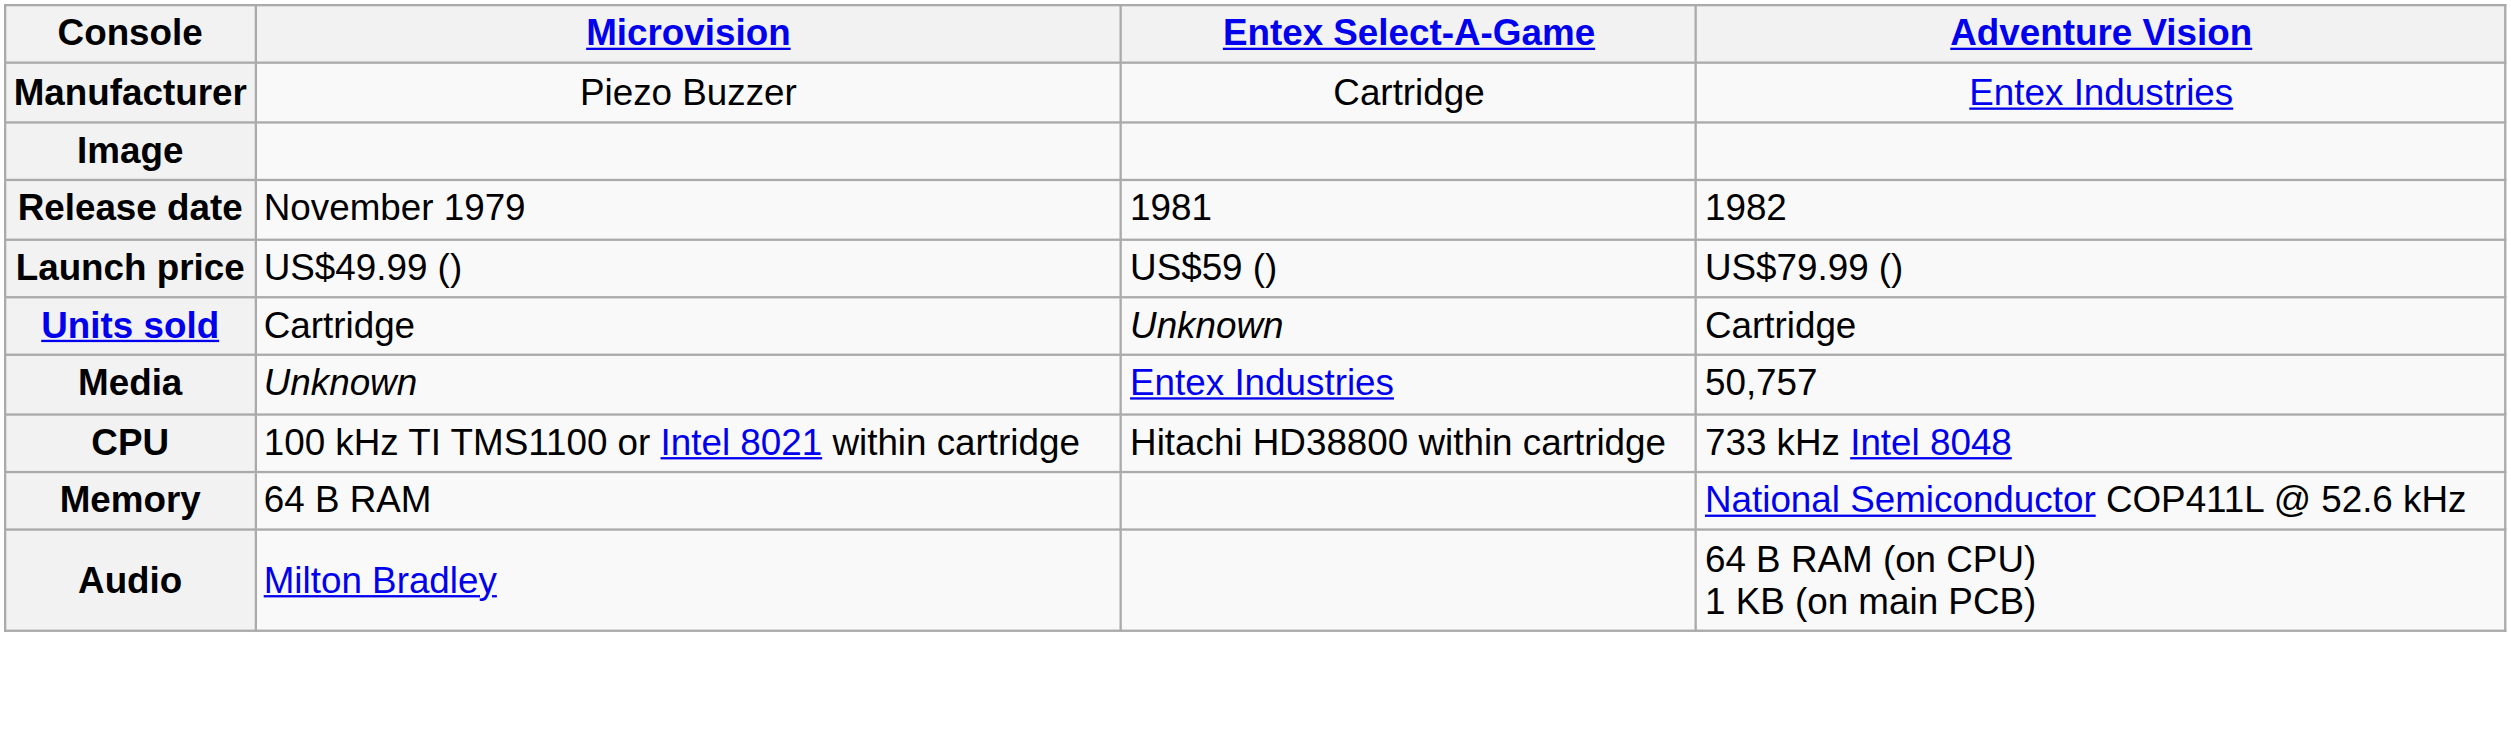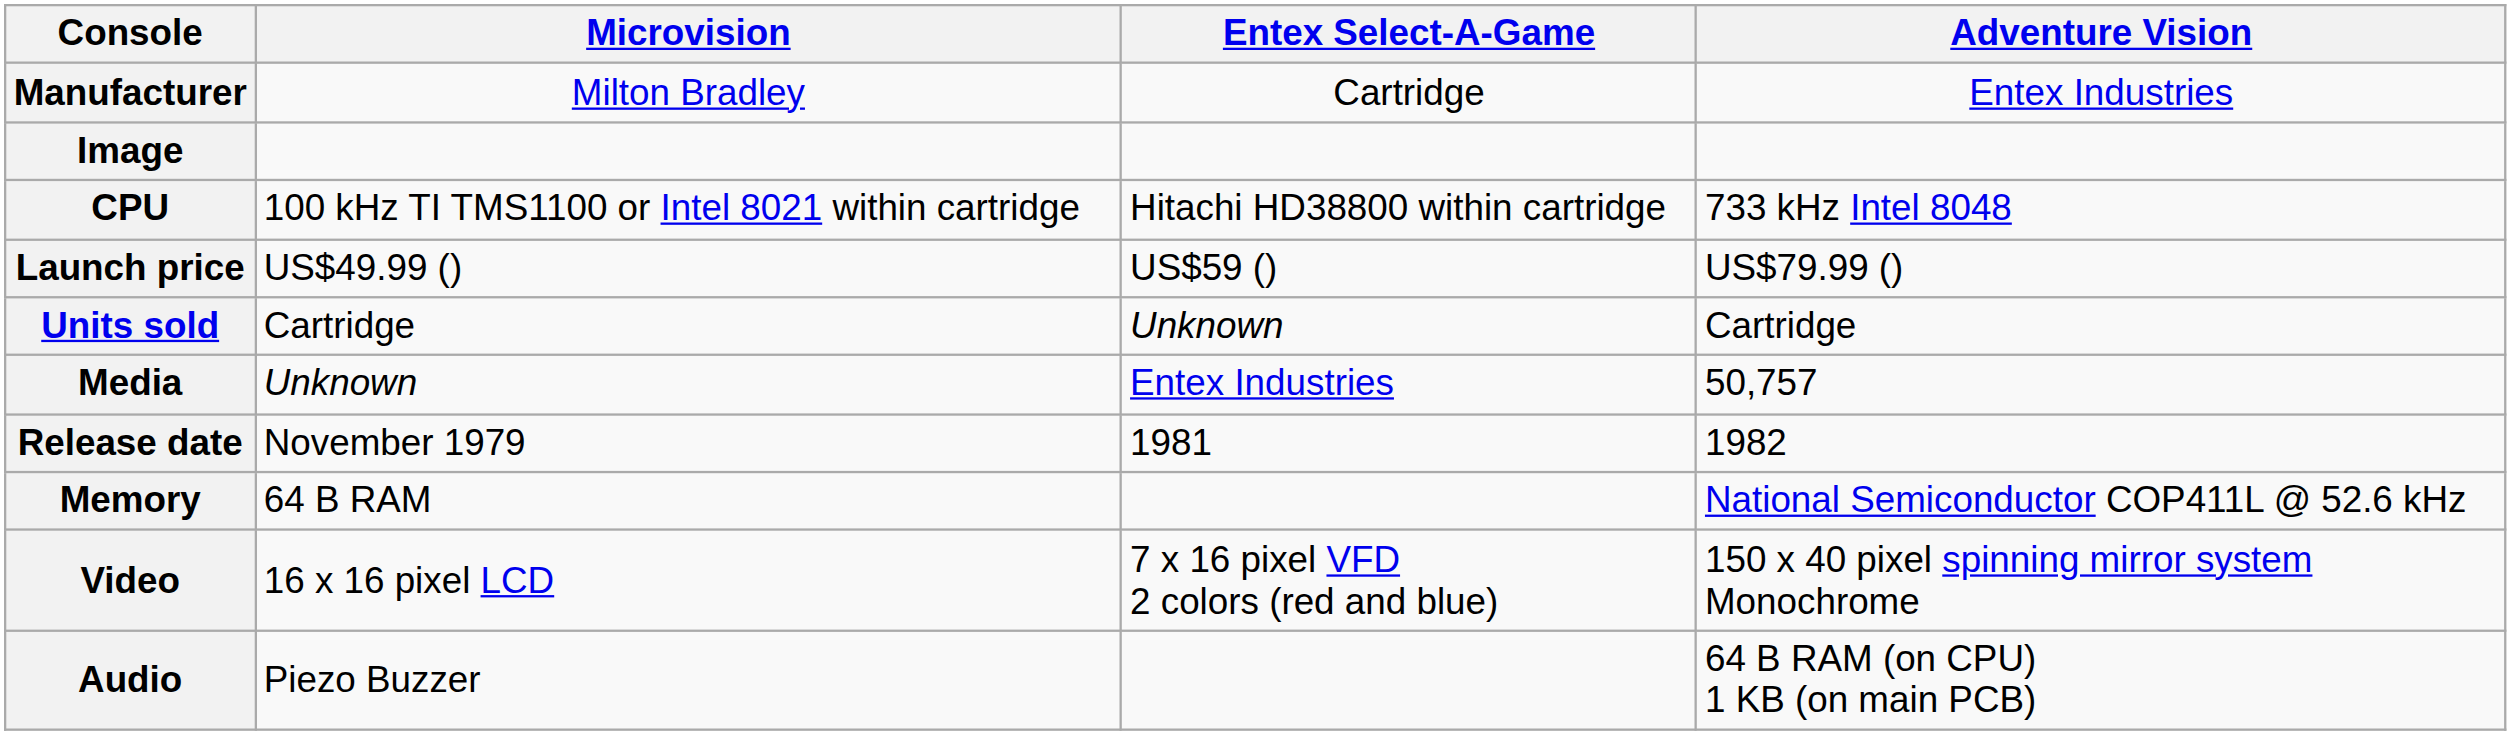(688, 92) Piezo Buzzer -> (688, 92) Milton Bradley
rows swapped: (130, 208) <-> (130, 442)
+ row: (130, 579)
(380, 579) Milton Bradley -> (372, 679) Piezo Buzzer
